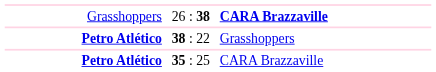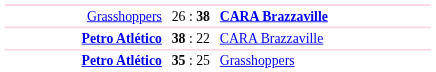(257, 38) Grasshoppers -> (272, 38) CARA Brazzaville
(272, 60) CARA Brazzaville -> (257, 60) Grasshoppers
